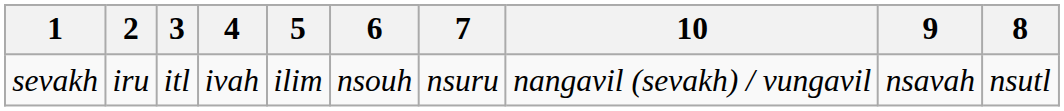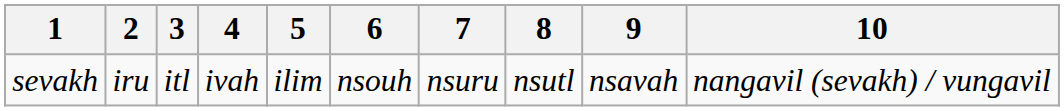columns swapped: (1020, 29) <-> (692, 29)
